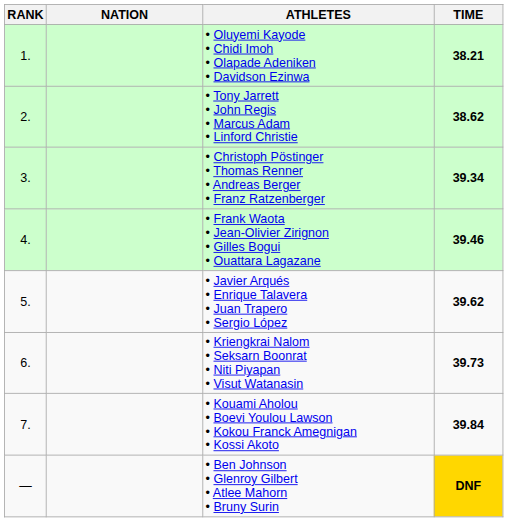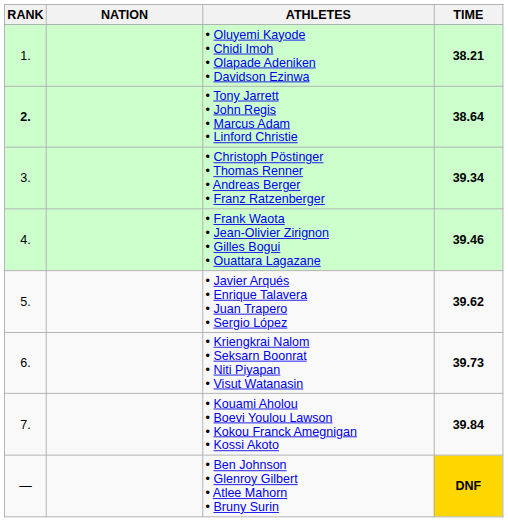(25, 117) normal -> (25, 117) bold
(468, 117) 38.62 -> (468, 117) 38.64
